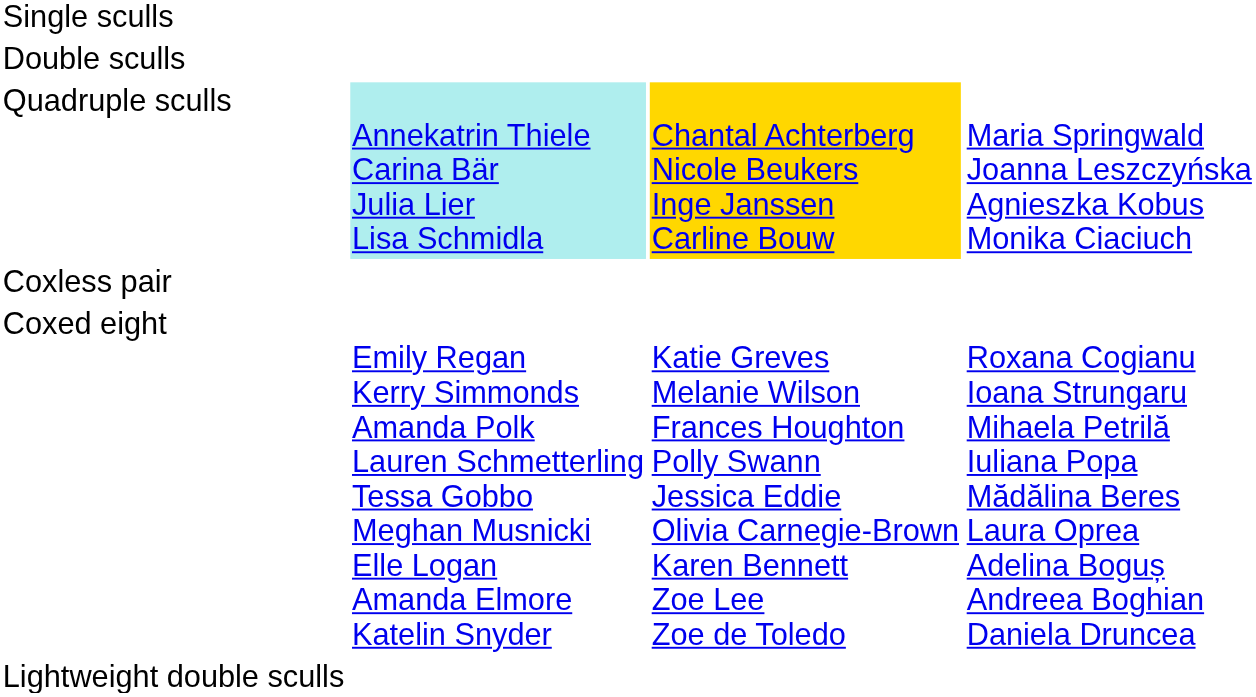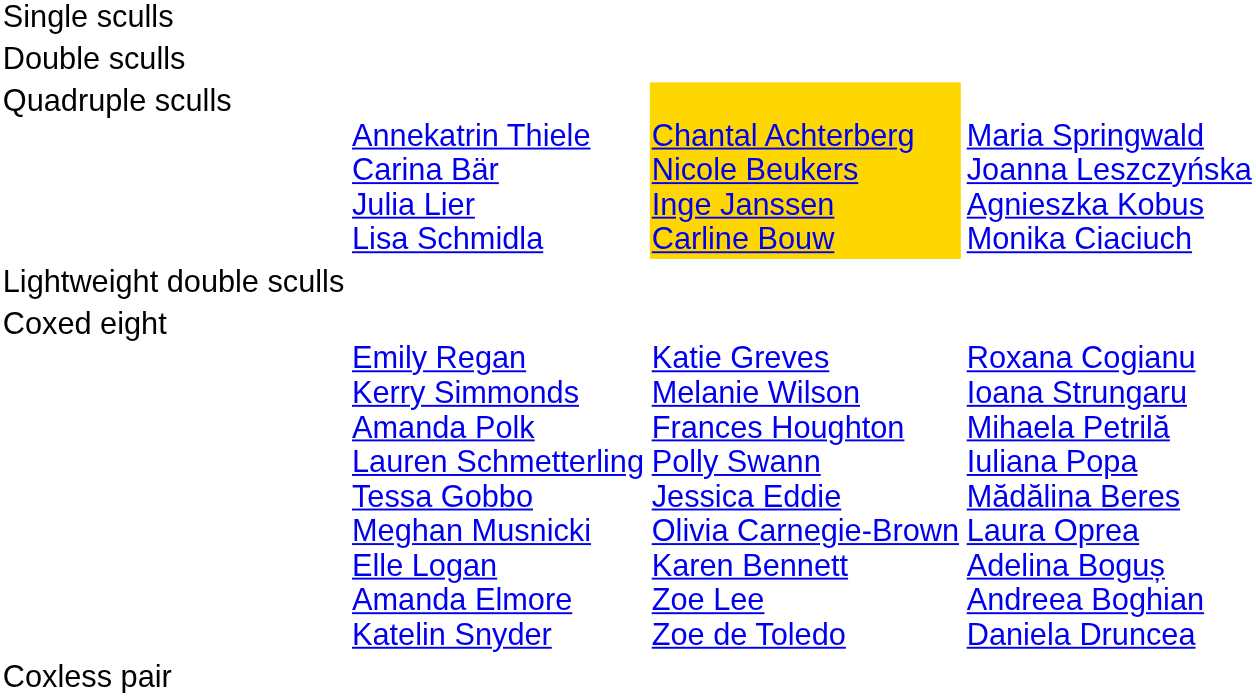(471, 187) paleturquoise background -> (471, 187) no background
rows swapped: (87, 281) <-> (174, 677)
